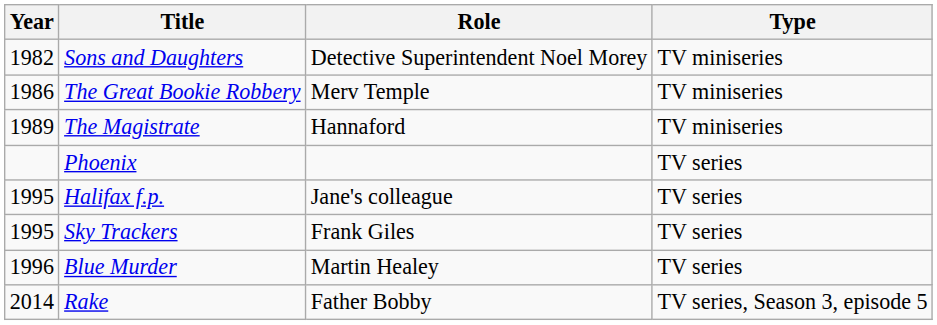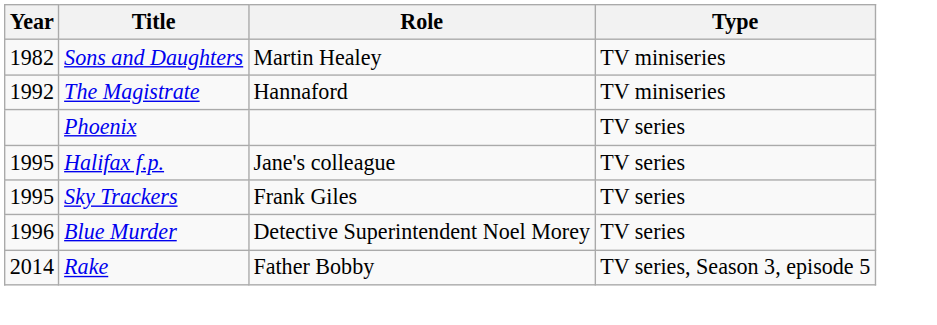(479, 57) Detective Superintendent Noel Morey -> (317, 57) Martin Healey
- row: (182, 92)
(32, 127) 1989 -> (32, 92) 1992
(375, 267) Martin Healey -> (422, 232) Detective Superintendent Noel Morey
